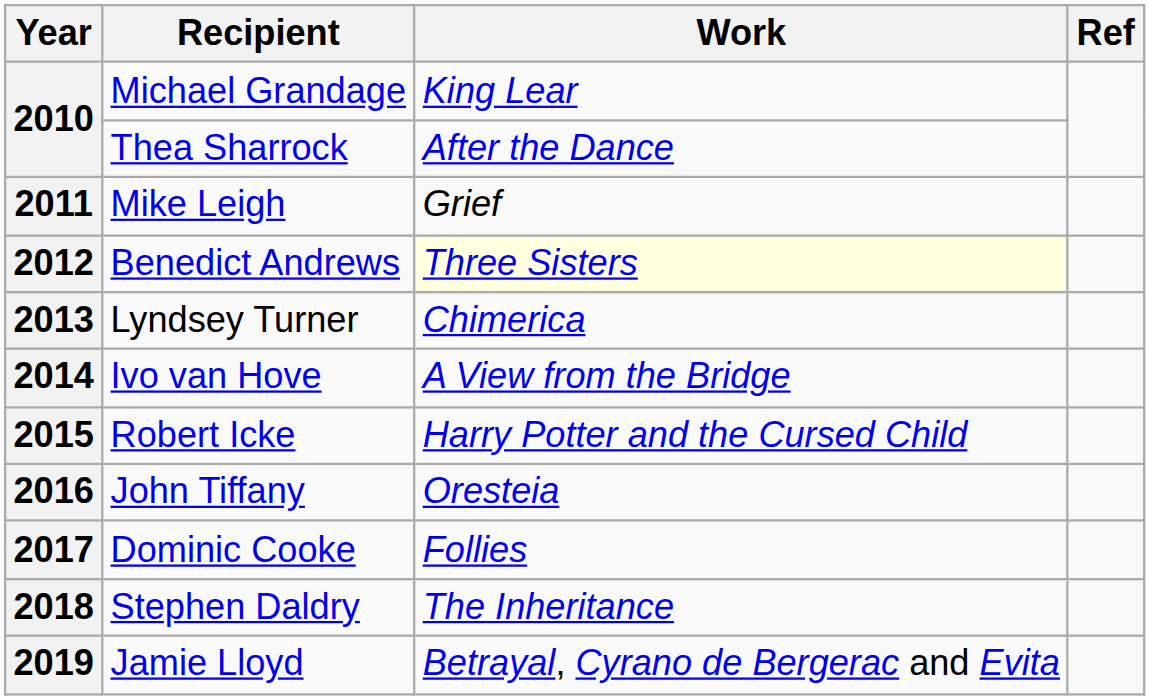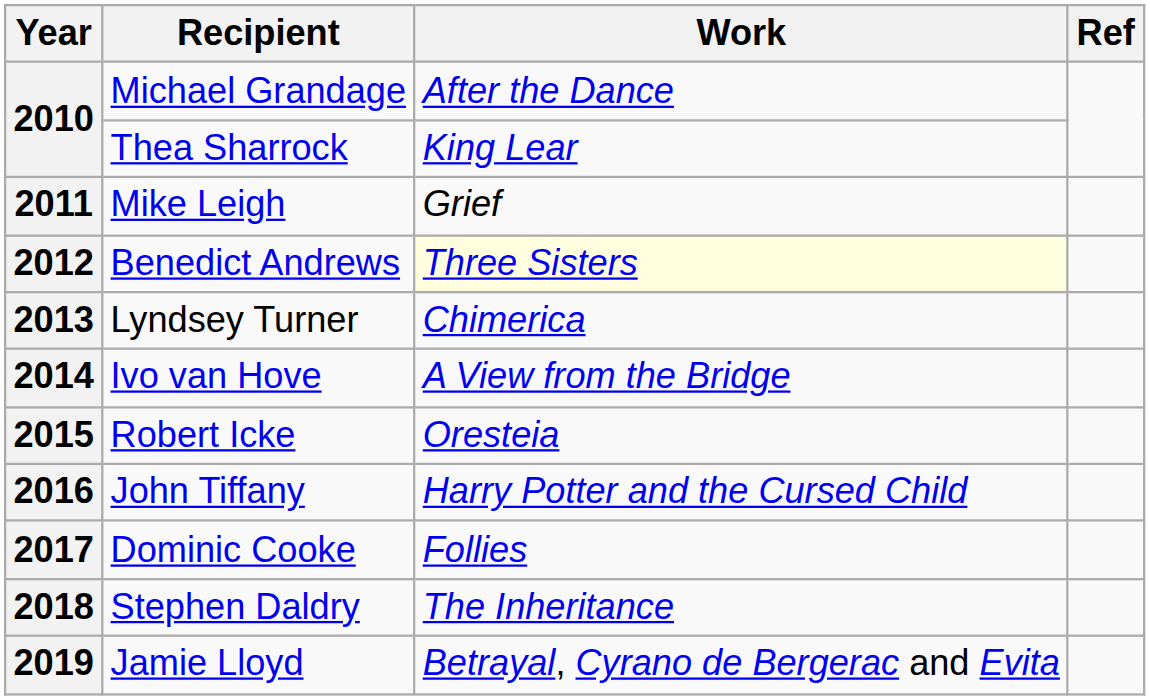(500, 90) King Lear -> (548, 90) After the Dance
(548, 147) After the Dance -> (500, 147) King Lear
(695, 434) Harry Potter and the Cursed Child -> (491, 434) Oresteia
(491, 491) Oresteia -> (695, 491) Harry Potter and the Cursed Child
